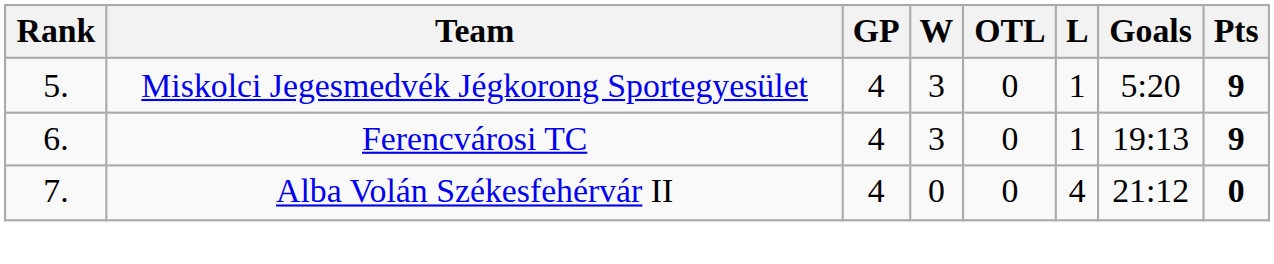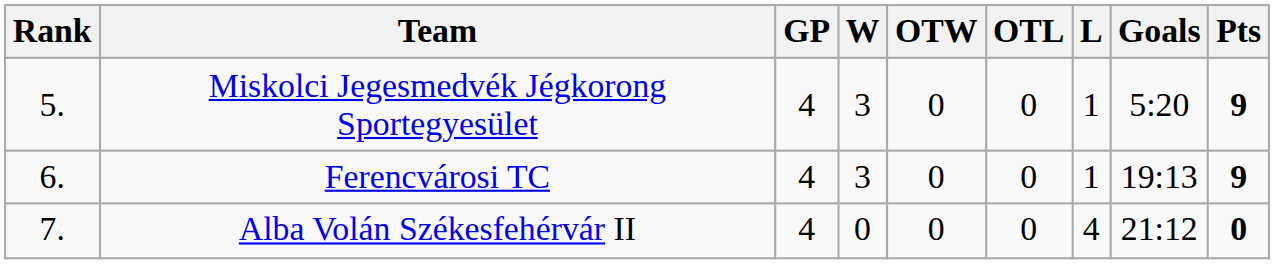+ column: (936, 31)
